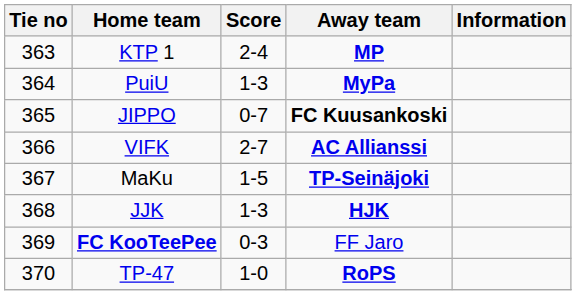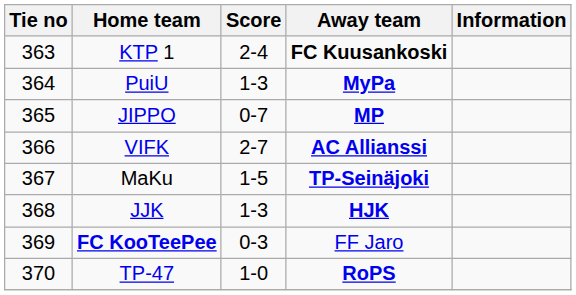(369, 52) MP -> (369, 52) FC Kuusankoski
(369, 115) FC Kuusankoski -> (369, 115) MP
